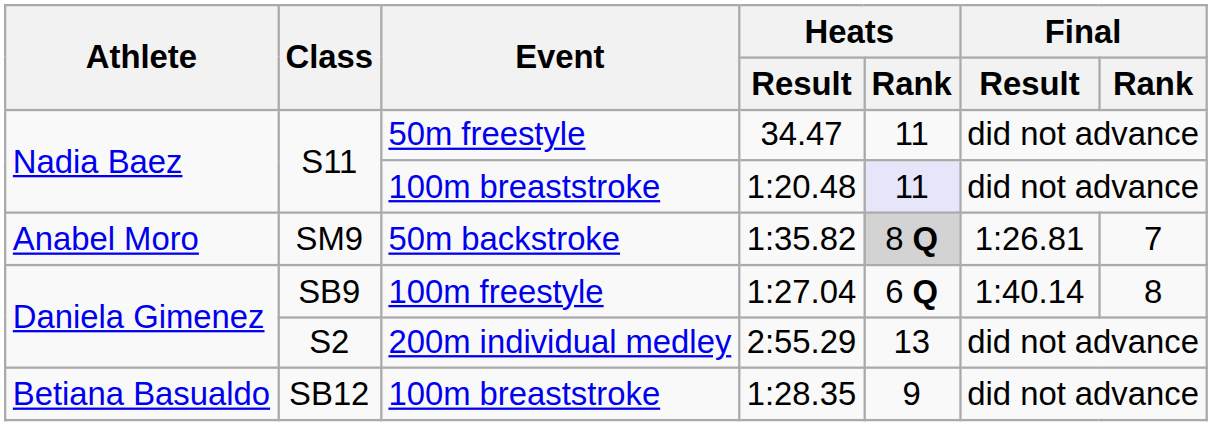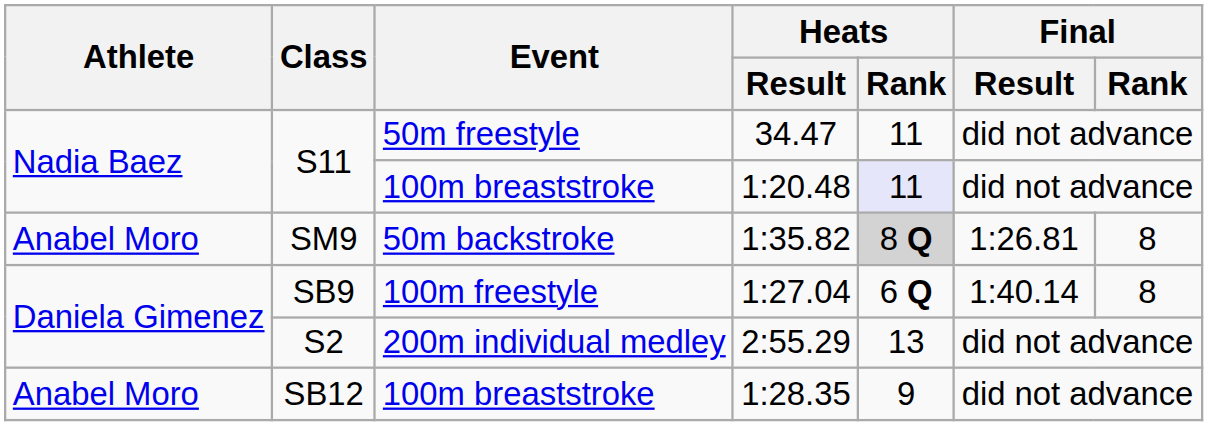(1153, 239) 7 -> (1147, 239) 8
(141, 395) Betiana Basualdo -> (106, 395) Anabel Moro
